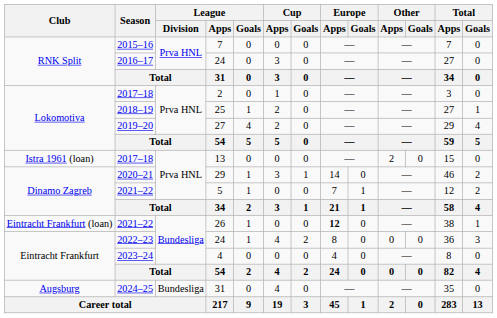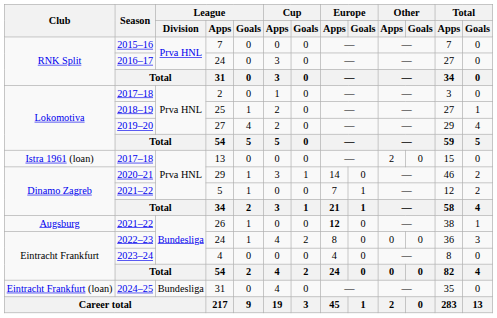(60, 223) Eintracht Frankfurt (loan) -> (60, 223) Augsburg
(60, 288) Augsburg -> (60, 288) Eintracht Frankfurt (loan)
